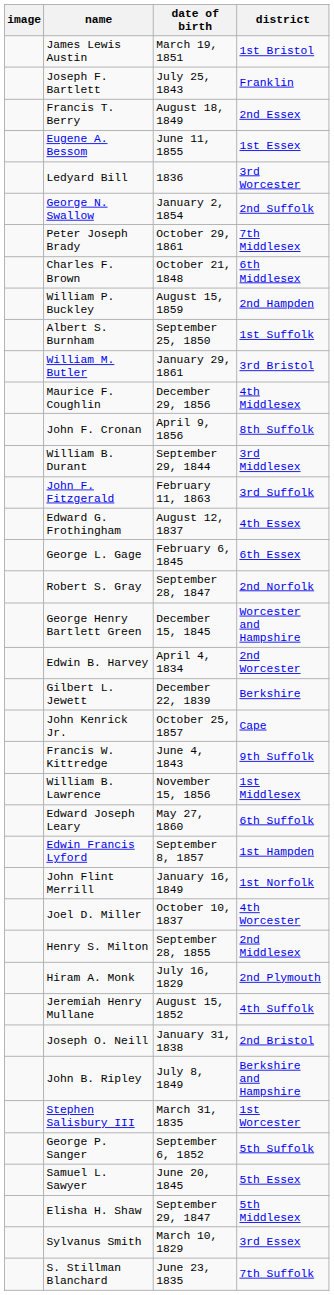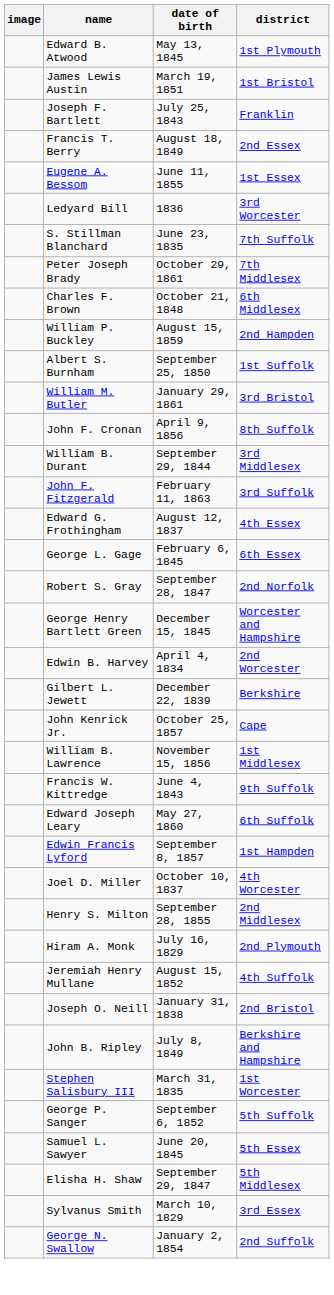+ row: (77, 52)
rows swapped: (84, 1274) <-> (77, 209)
- row: (80, 398)
rows swapped: (80, 757) <-> (80, 789)
- row: (80, 883)
